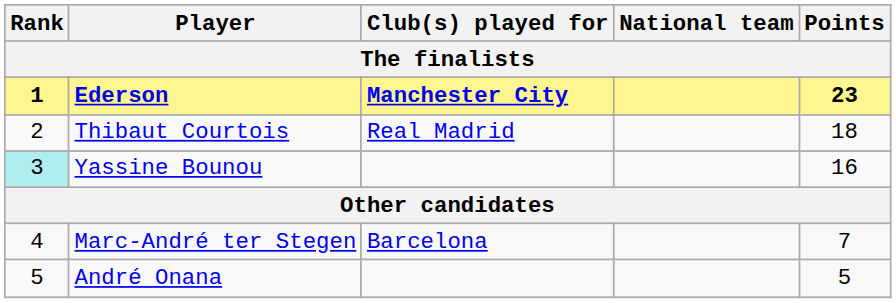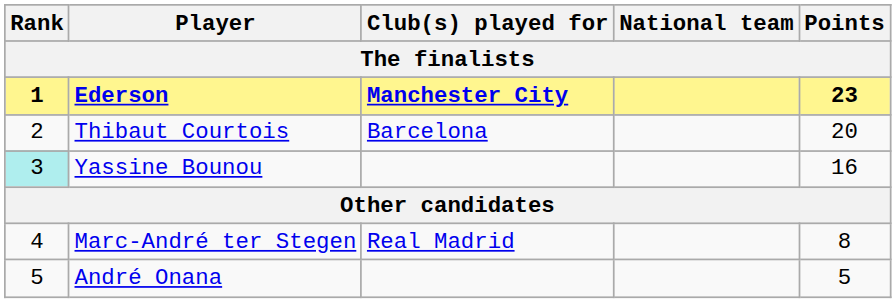(441, 132) Real Madrid -> (427, 132) Barcelona
(844, 132) 18 -> (844, 132) 20
(427, 242) Barcelona -> (441, 242) Real Madrid
(844, 242) 7 -> (844, 242) 8
